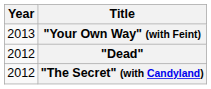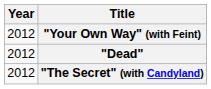(21, 34) 2013 -> (21, 34) 2012
